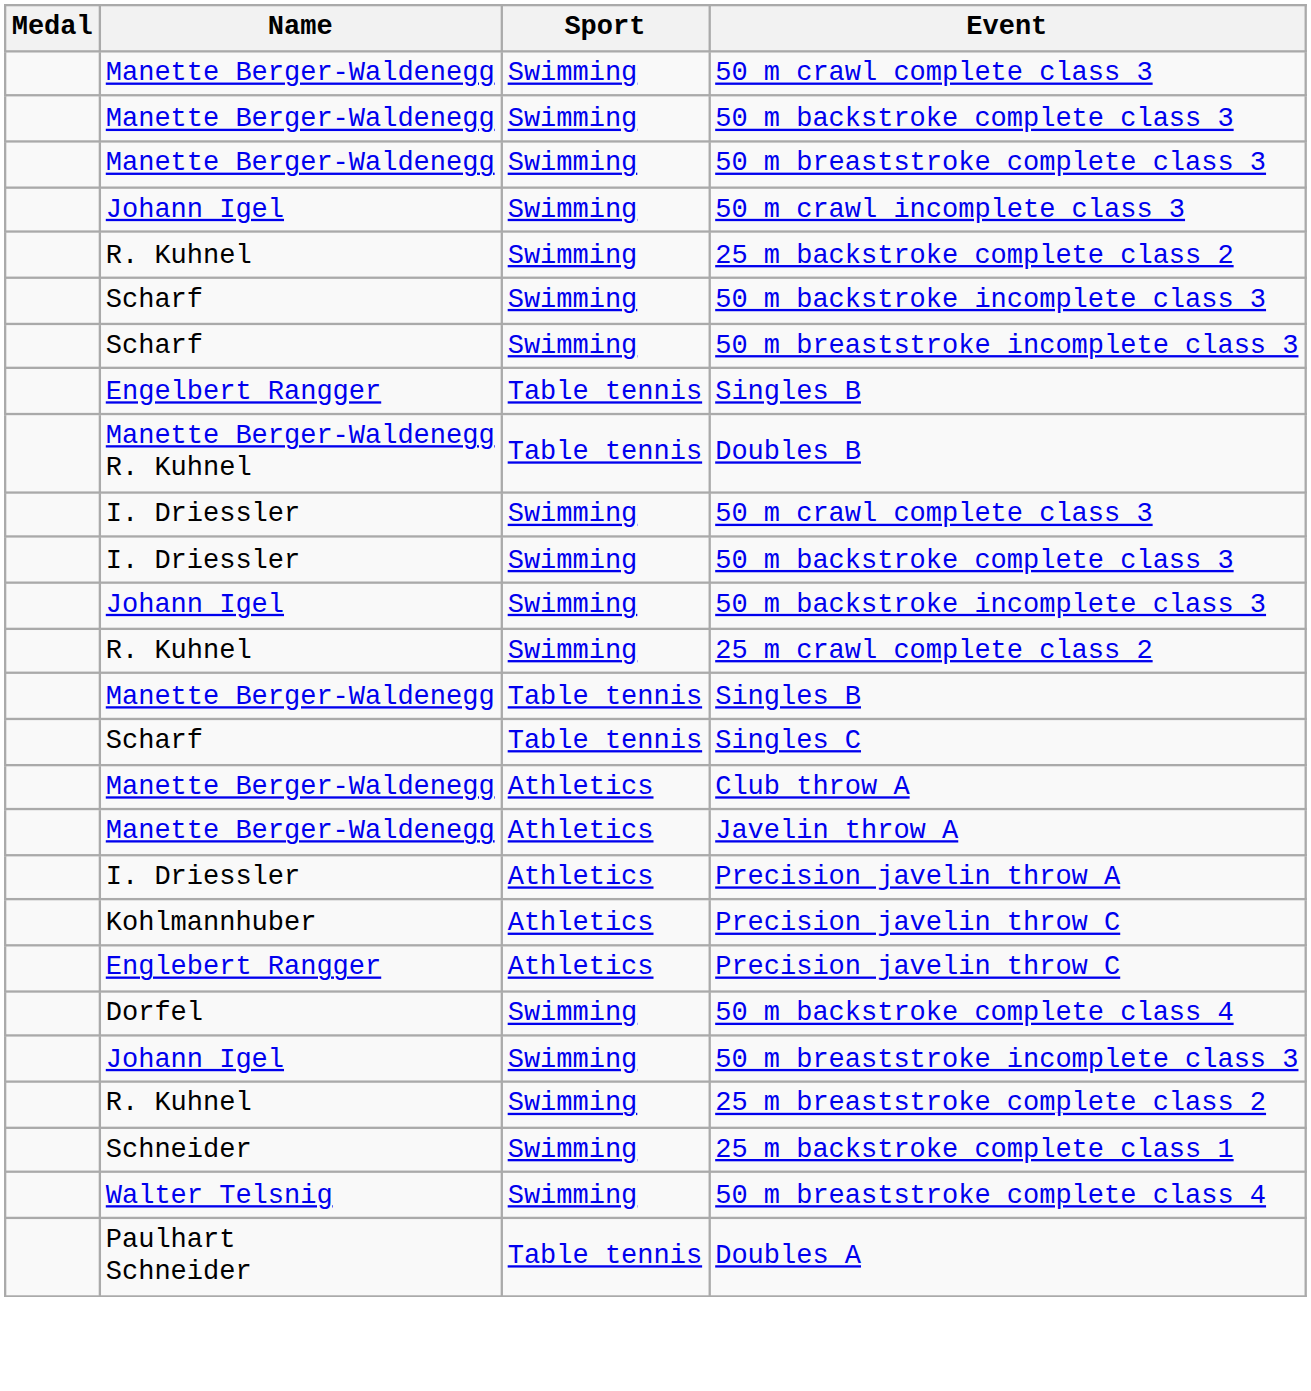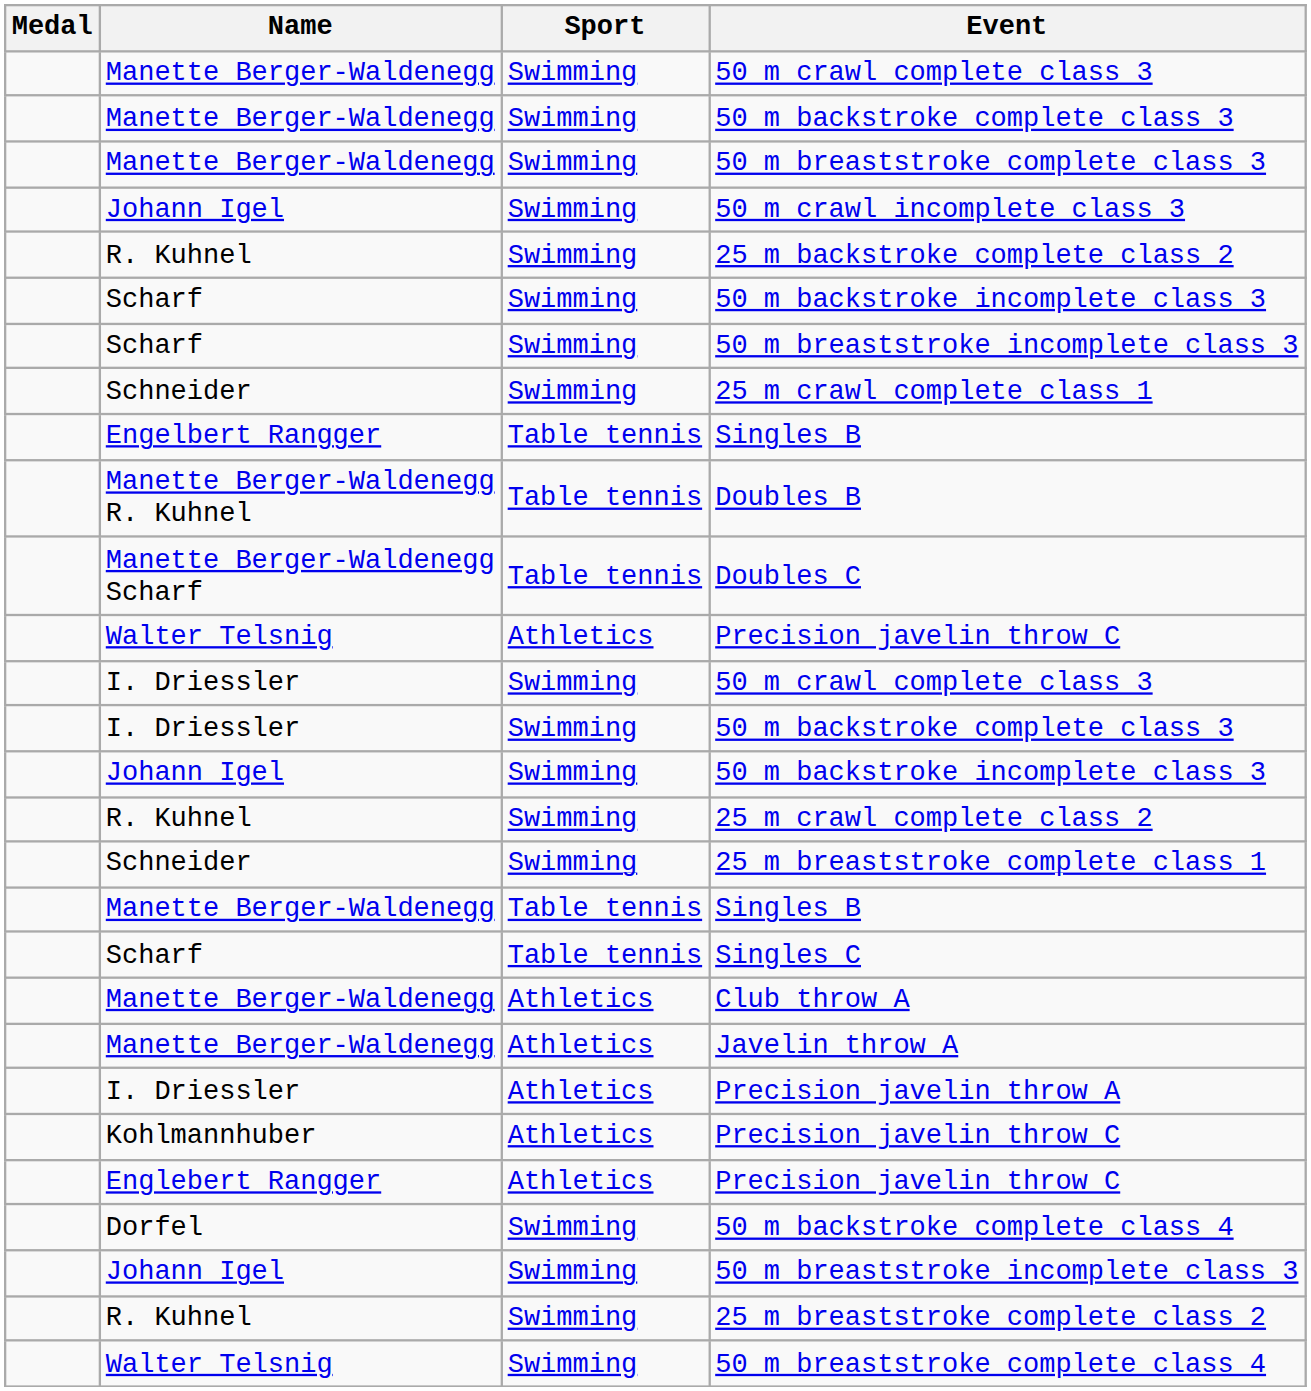+ row: (179, 391)
+ row: (300, 576)
+ row: (219, 637)
+ row: (179, 864)
- row: (179, 1150)
- row: (179, 1257)
